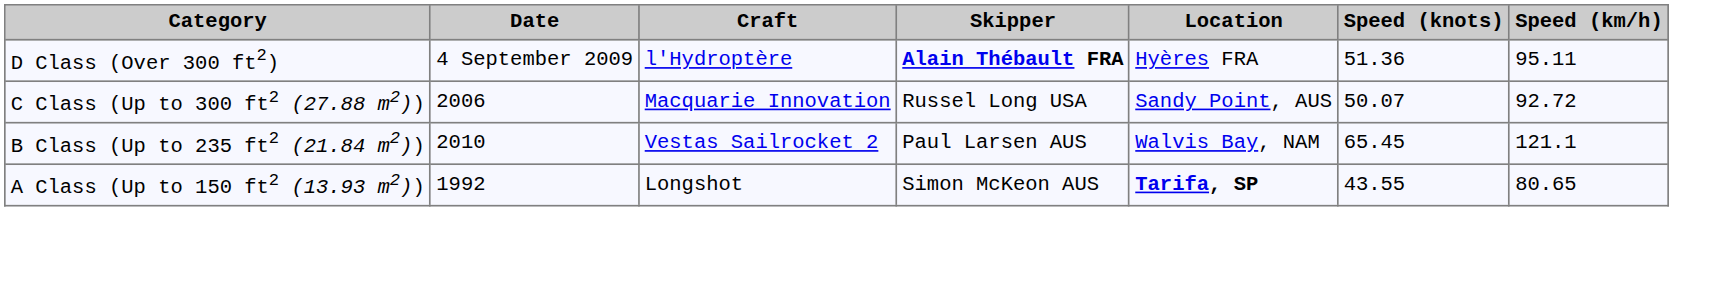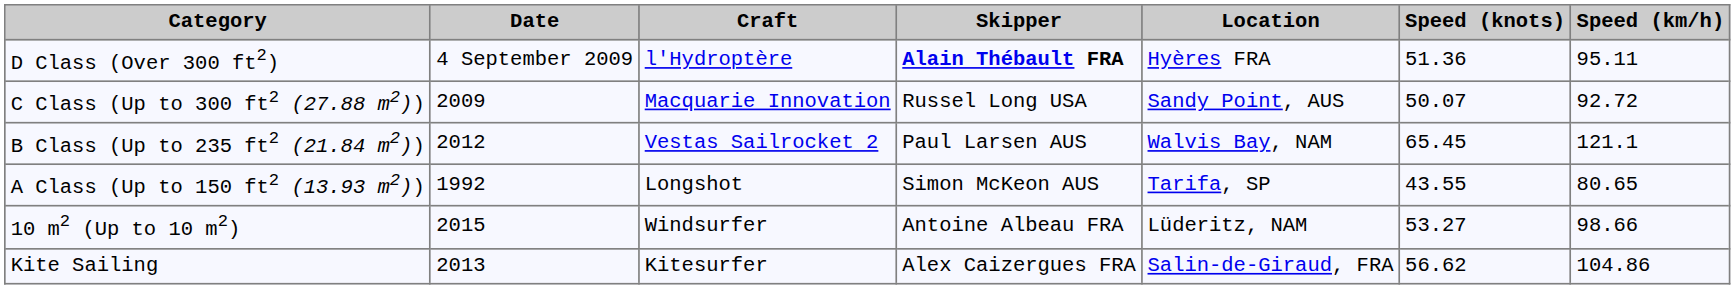(461, 102) 2006 -> (461, 102) 2009
(461, 144) 2010 -> (461, 144) 2012
(1197, 186) bold -> (1209, 186) normal
+ row: (125, 227)
+ row: (84, 266)
